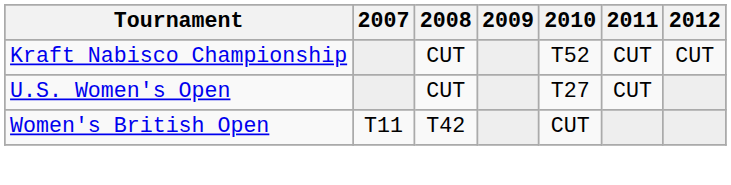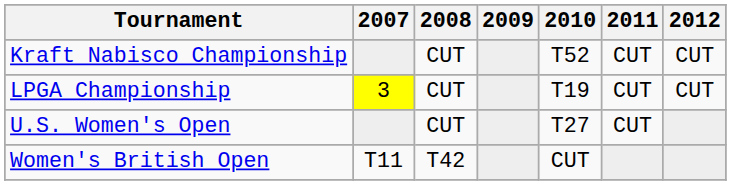+ row: (120, 92)
